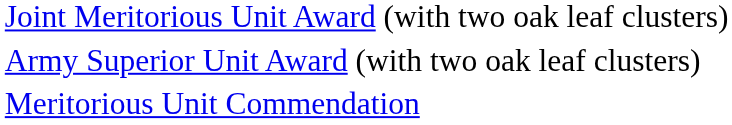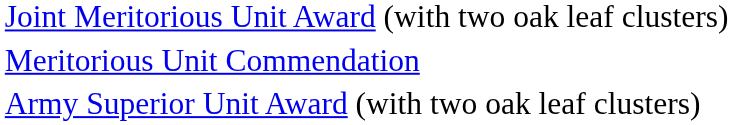rows swapped: (212, 103) <-> (353, 60)
